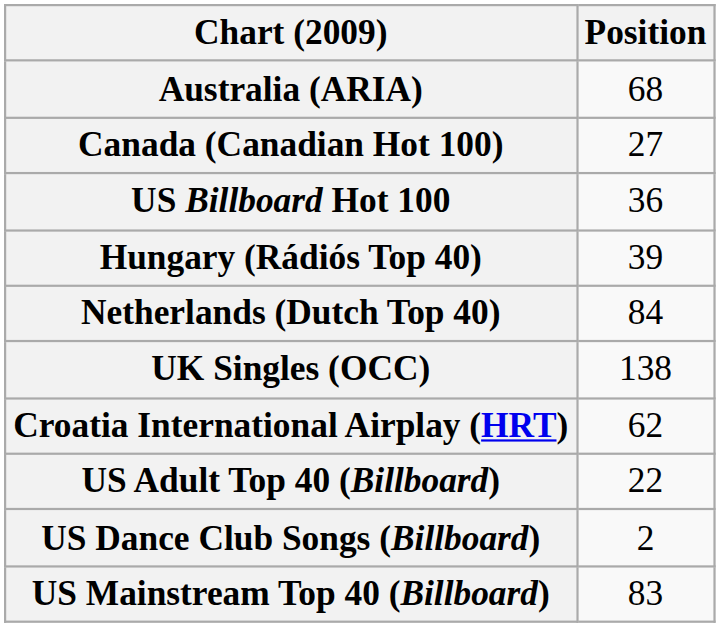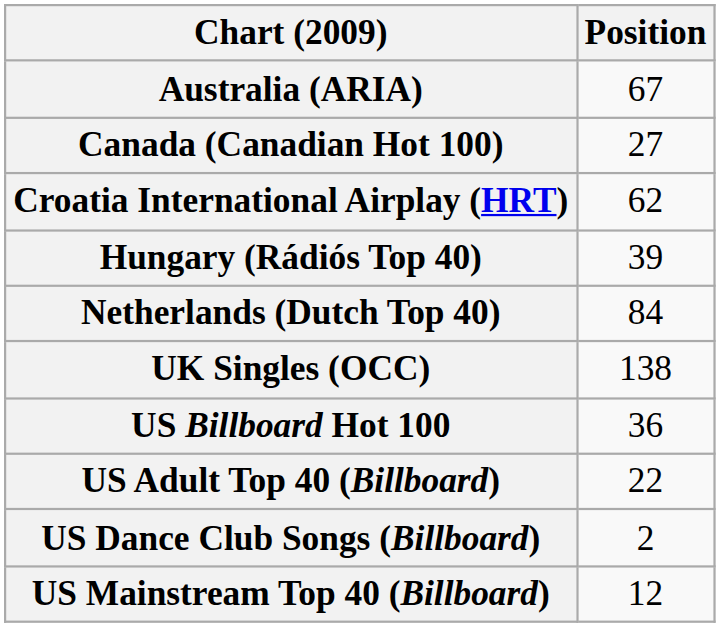(645, 88) 68 -> (645, 88) 67
rows swapped: (291, 425) <-> (291, 200)
(645, 593) 83 -> (645, 593) 12
